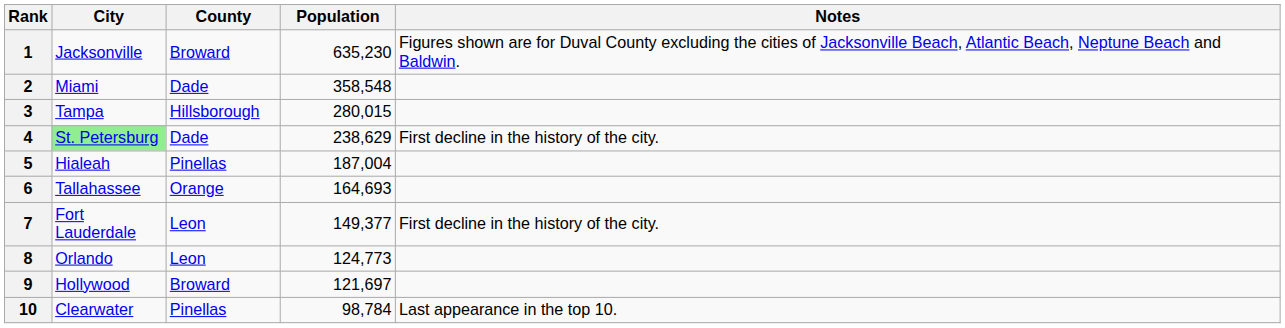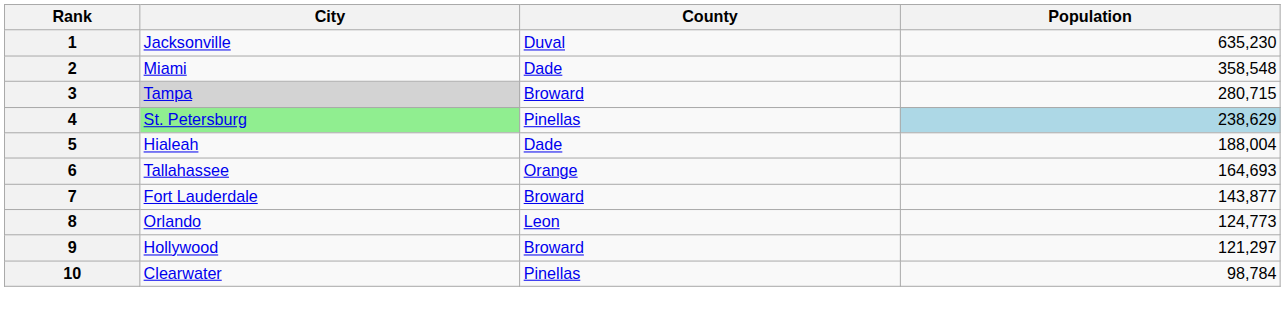- column: (838, 17)
(200, 52) Broward -> (544, 42) Duval
(79, 112) no background -> (168, 94) lightgrey background
(215, 112) Hillsborough -> (554, 94) Broward
(362, 112) 280,015 -> (1247, 94) 280,715
(189, 138) Dade -> (552, 119) Pinellas
(362, 138) no background -> (1247, 119) lightblue background
(198, 163) Pinellas -> (543, 145) Dade
(362, 163) 187,004 -> (1247, 145) 188,004
(188, 223) Leon -> (554, 196) Broward
(362, 223) 149,377 -> (1247, 196) 143,877
(362, 284) 121,697 -> (1247, 247) 121,297
